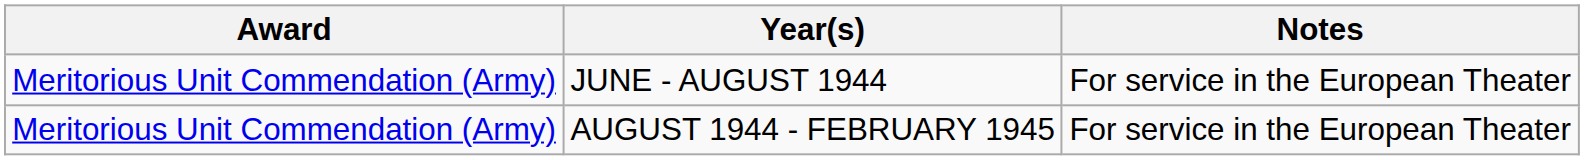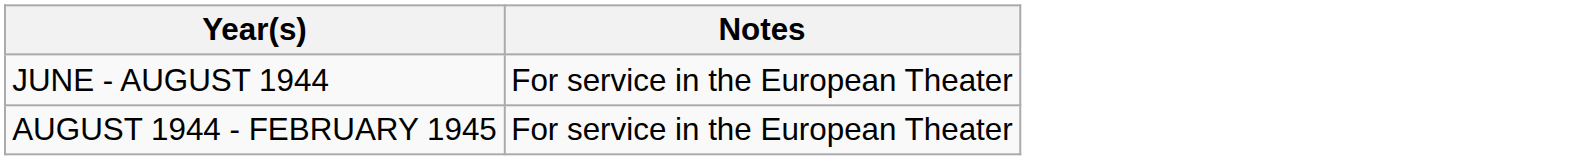- column: (284, 29)
